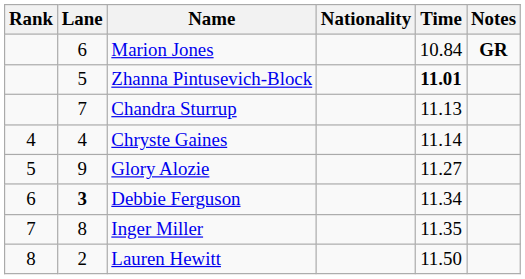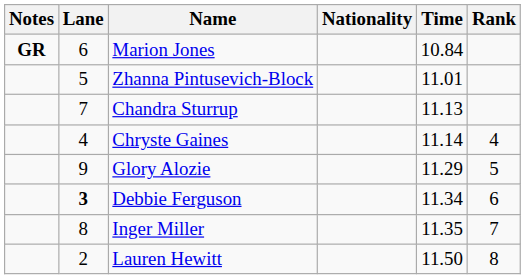columns swapped: (31, 19) <-> (494, 19)
(441, 79) bold -> (442, 79) normal
(441, 169) 11.27 -> (442, 169) 11.29
